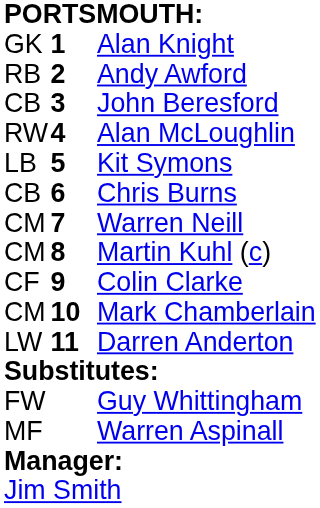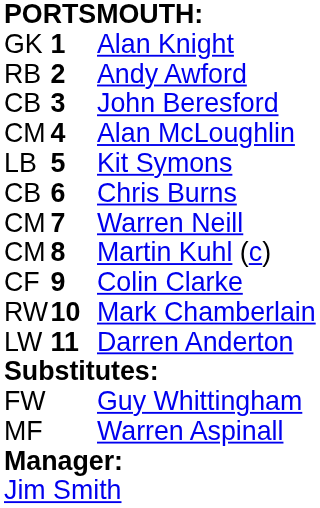(26, 133) RW -> (25, 133) CM
(25, 311) CM -> (26, 311) RW
